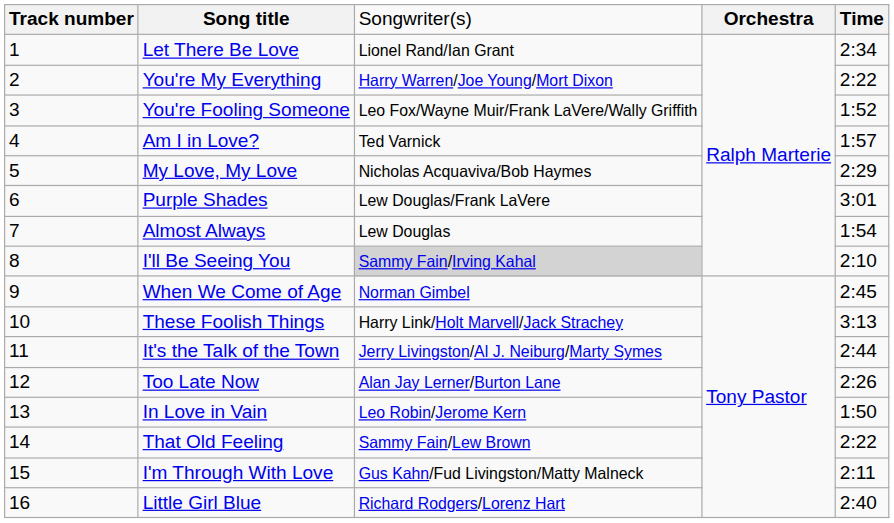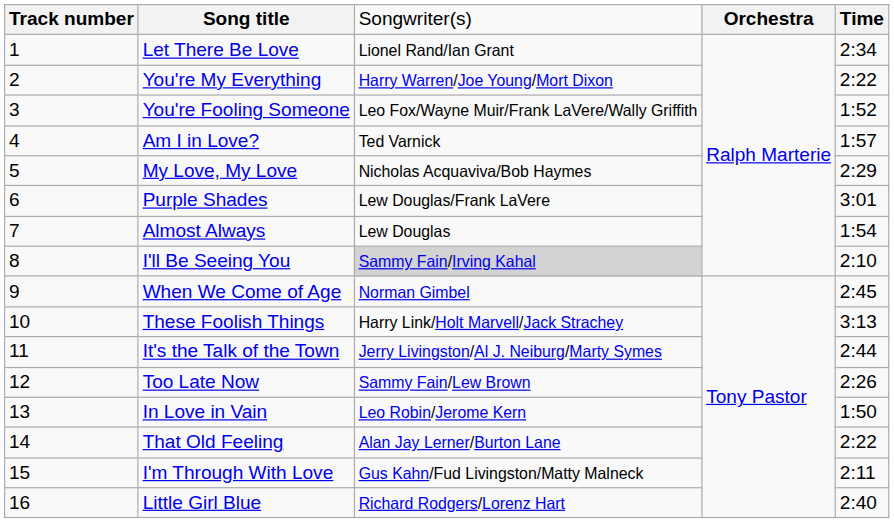(460, 383) Alan Jay Lerner/Burton Lane -> (445, 383) Sammy Fain/Lew Brown
(445, 443) Sammy Fain/Lew Brown -> (460, 443) Alan Jay Lerner/Burton Lane
